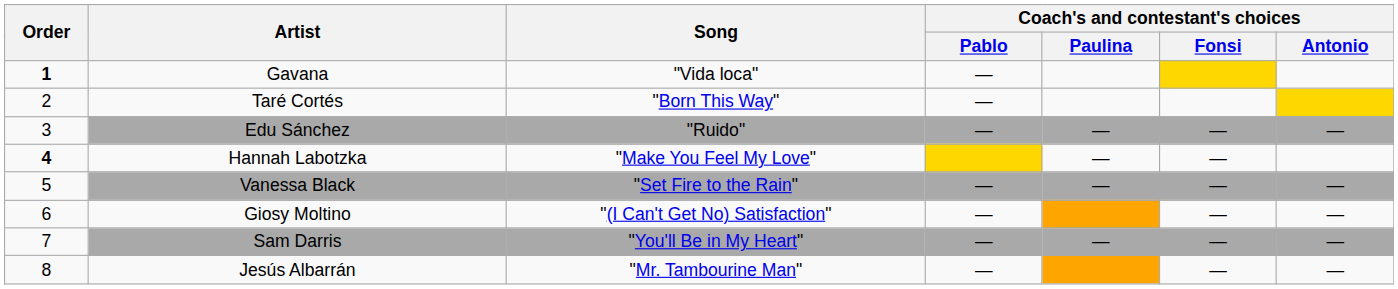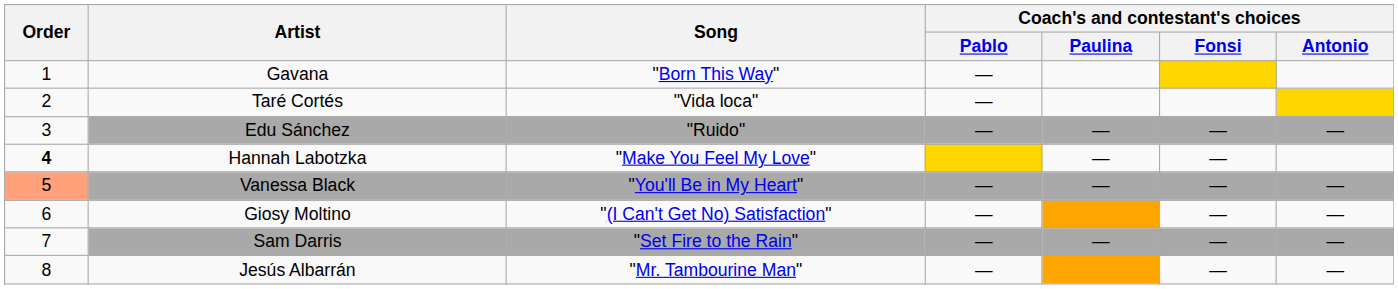(46, 74) bold -> (46, 74) normal
(716, 74) "Vida loca" -> (716, 74) "Born This Way"
(716, 102) "Born This Way" -> (716, 102) "Vida loca"
(46, 185) no background -> (46, 185) lightsalmon background
(716, 185) "Set Fire to the Rain" -> (716, 185) "You'll Be in My Heart"
(716, 241) "You'll Be in My Heart" -> (716, 241) "Set Fire to the Rain"
